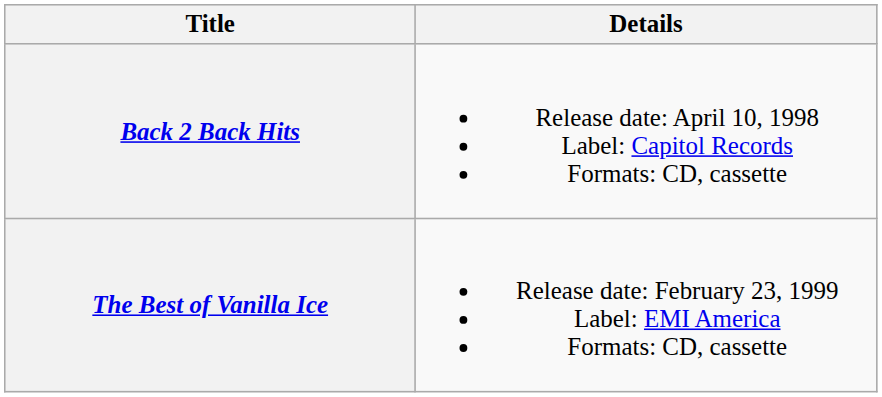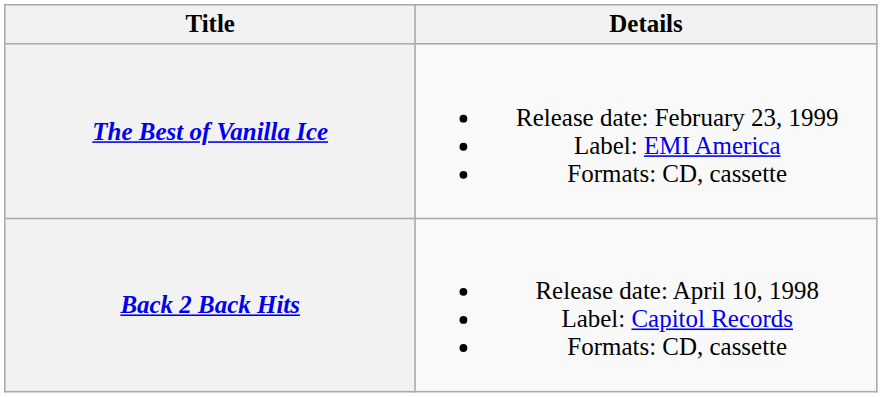rows swapped: (210, 130) <-> (210, 304)
